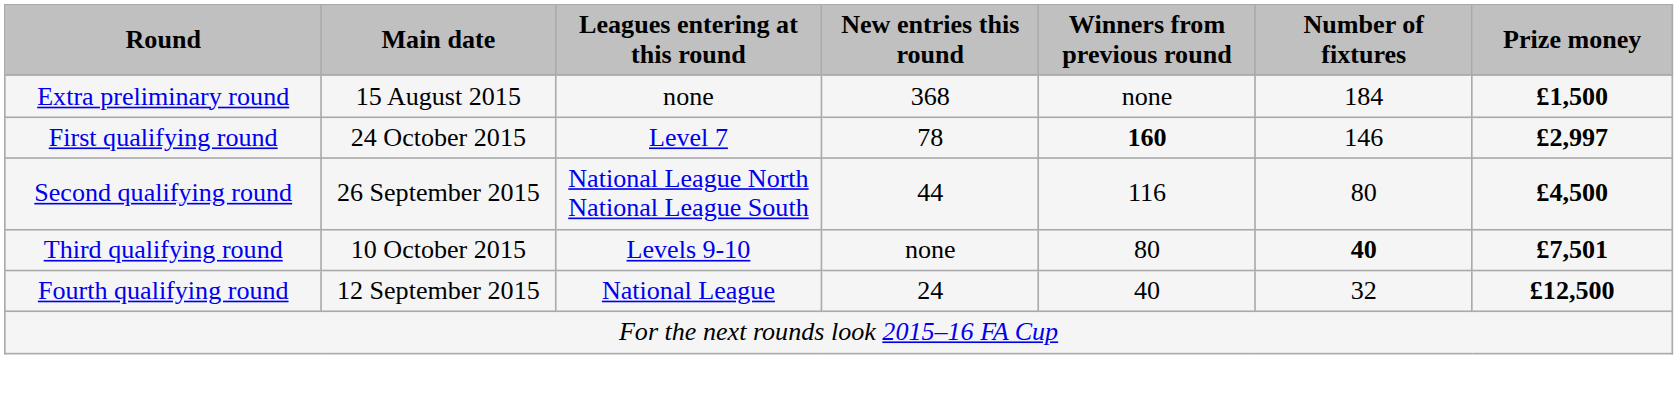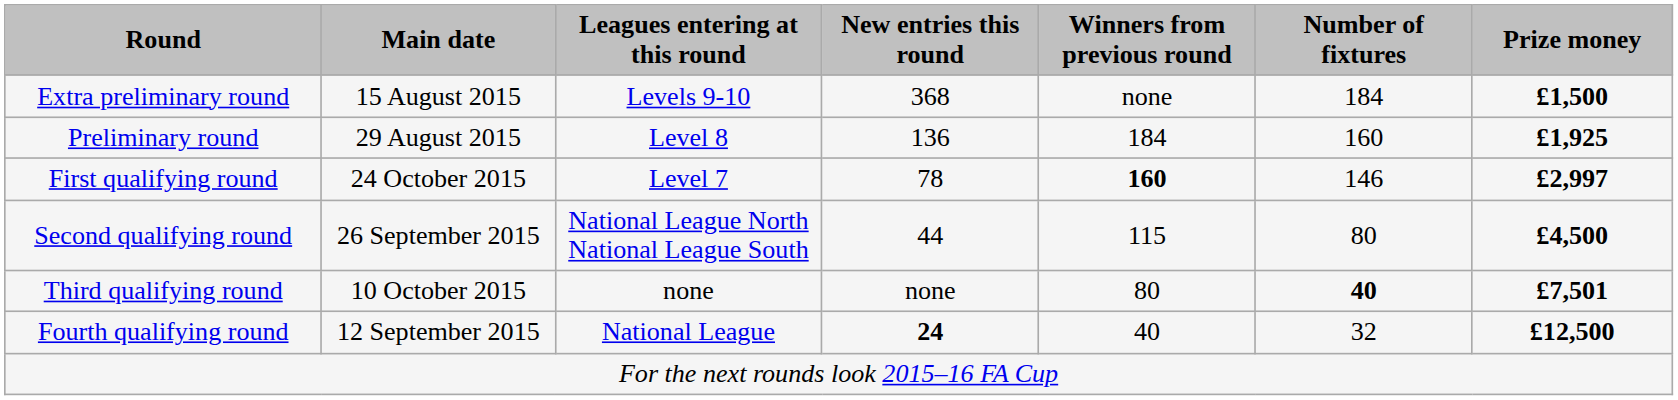(688, 95) none -> (688, 95) Levels 9-10
+ row: (163, 137)
(1147, 193) 116 -> (1147, 234) 115
(688, 249) Levels 9-10 -> (688, 290) none
(930, 290) normal -> (930, 332) bold
